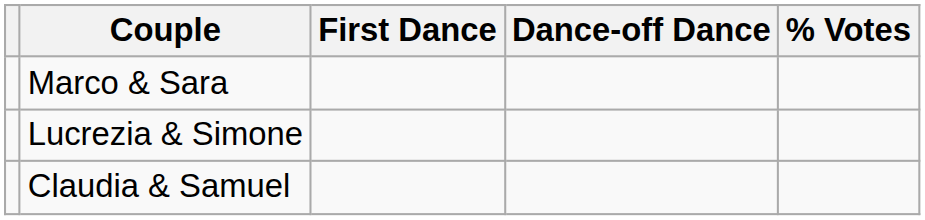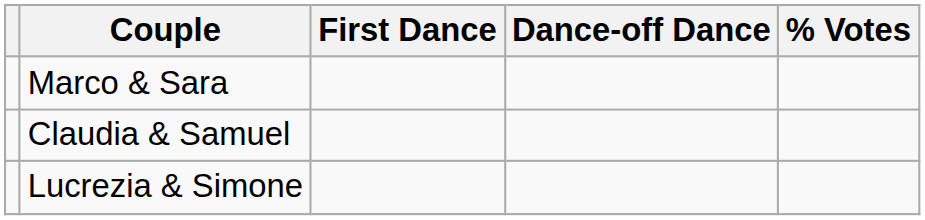rows swapped: (165, 134) <-> (159, 186)
